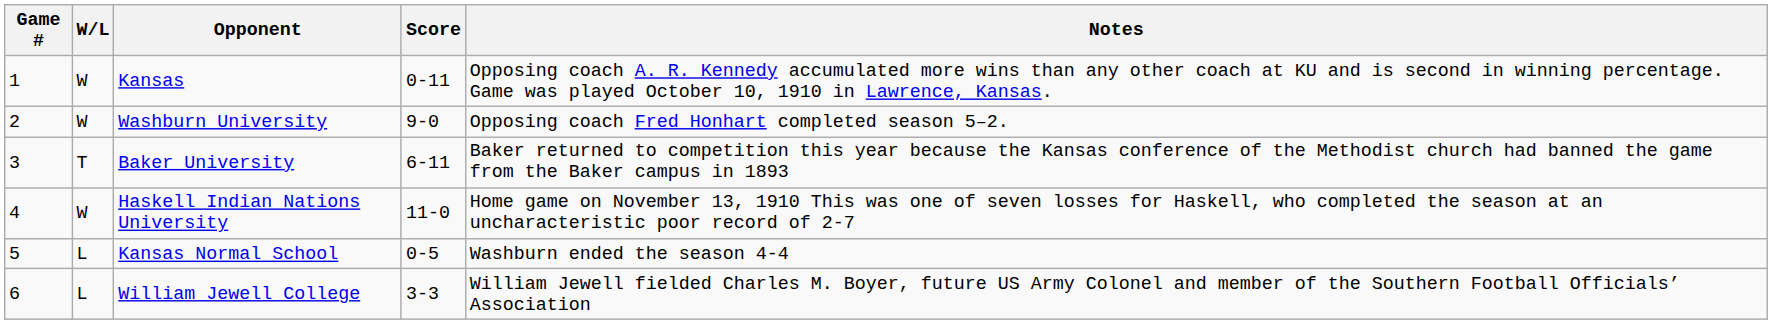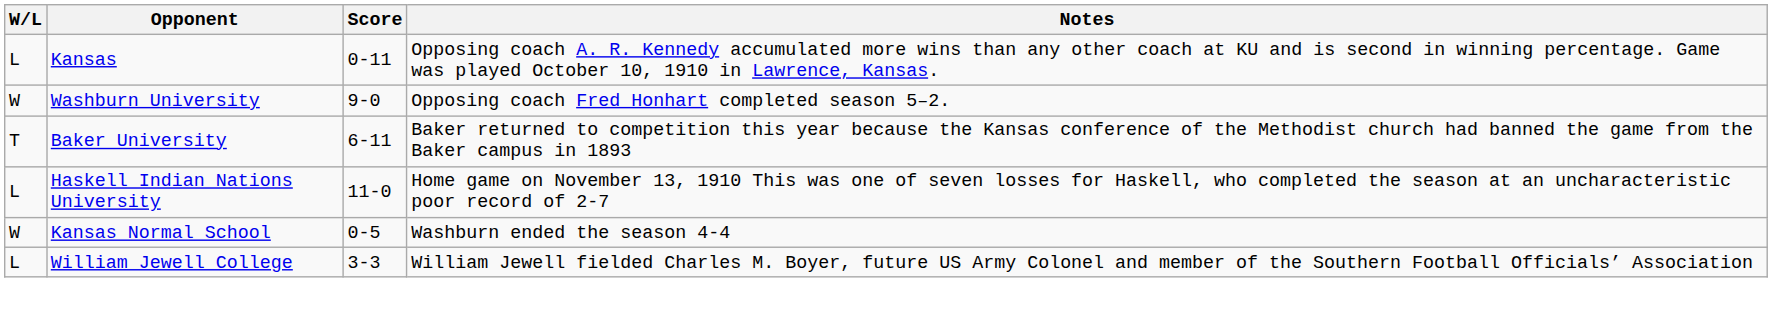- column: (38, 30)
(82, 81) W -> (15, 60) L
(82, 213) W -> (15, 192) L
(82, 254) L -> (15, 232) W
